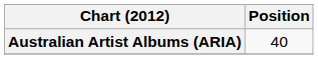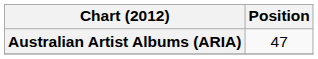(279, 41) 40 -> (279, 41) 47
